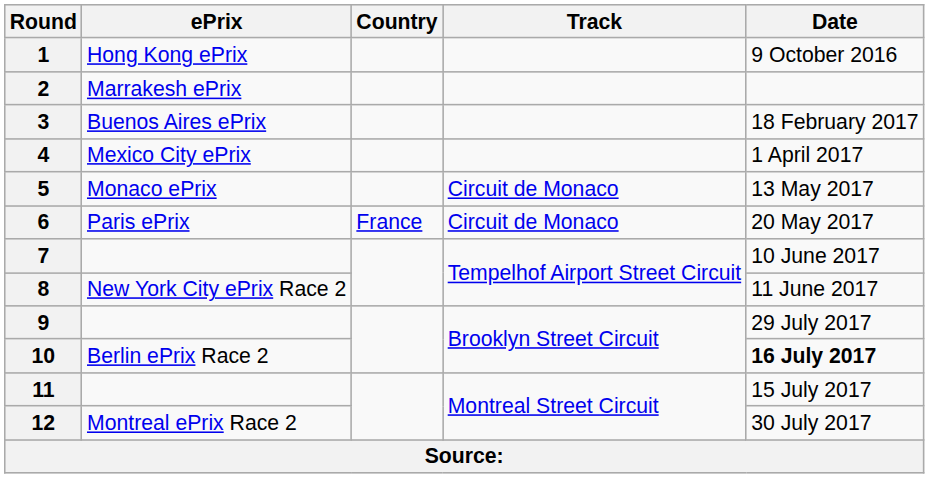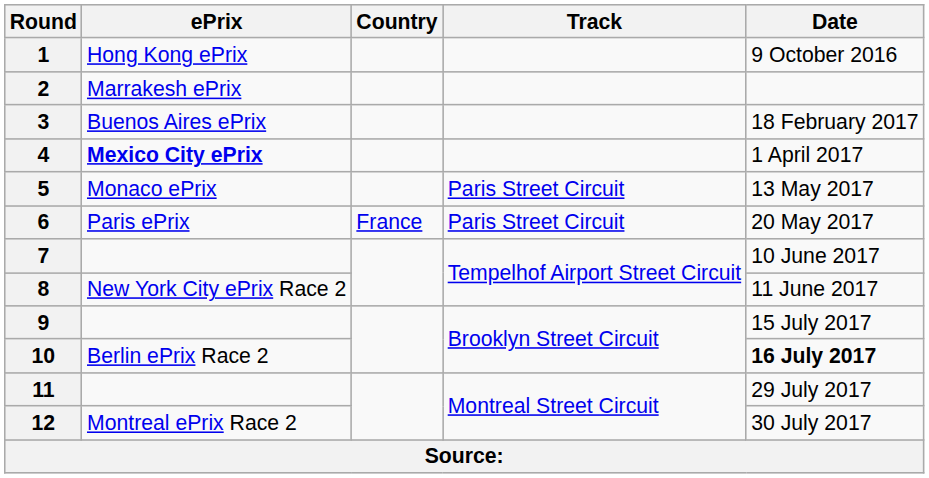(169, 155) normal -> (175, 155) bold
(533, 188) Circuit de Monaco -> (536, 188) Paris Street Circuit
(533, 222) Circuit de Monaco -> (536, 222) Paris Street Circuit
(811, 322) 29 July 2017 -> (811, 322) 15 July 2017
(811, 389) 15 July 2017 -> (811, 389) 29 July 2017
